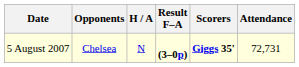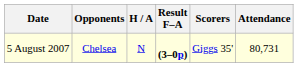(213, 48) bold -> (213, 48) normal
(266, 48) 72,731 -> (264, 48) 80,731
